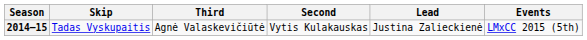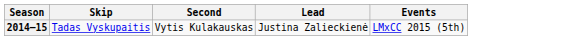- column: (210, 12)
